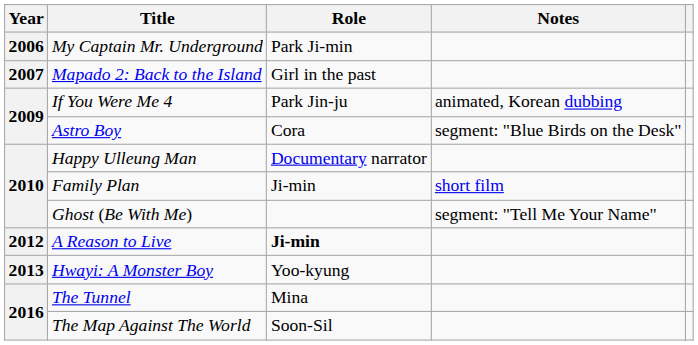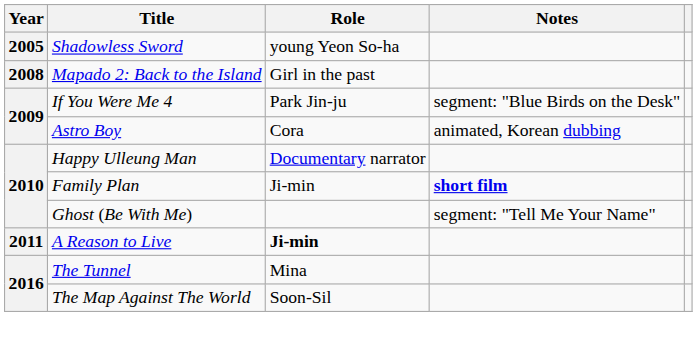+ row: (117, 46)
- row: (157, 46)
(26, 74) 2007 -> (26, 74) 2008
(529, 102) animated, Korean dubbing -> (557, 102) segment: "Blue Birds on the Desk"
(558, 130) segment: "Blue Birds on the Desk" -> (527, 130) animated, Korean dubbing
(469, 185) normal -> (471, 185) bold
(26, 241) 2012 -> (26, 241) 2011
- row: (132, 269)
